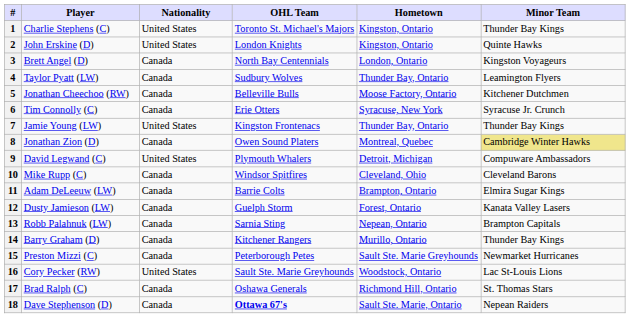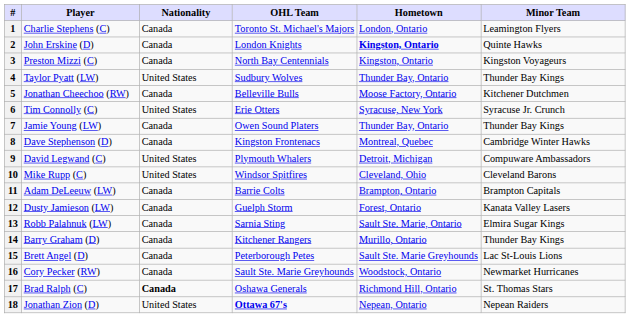(169, 28) United States -> (157, 28) Canada
(396, 28) Kingston, Ontario -> (393, 28) London, Ontario
(524, 28) Thunder Bay Kings -> (522, 28) Leamington Flyers
(169, 45) United States -> (157, 45) Canada
(396, 45) normal -> (399, 45) bold
(56, 61) Brett Angel (D) -> (60, 61) Preston Mizzi (C)
(393, 61) London, Ontario -> (396, 61) Kingston, Ontario
(157, 77) Canada -> (169, 77) United States
(522, 77) Leamington Flyers -> (524, 77) Thunder Bay Kings
(157, 110) Canada -> (169, 110) United States
(169, 126) United States -> (157, 126) Canada
(277, 126) Kingston Frontenacs -> (277, 126) Owen Sound Platers
(61, 142) Jonathan Zion (D) -> (68, 142) Dave Stephenson (D)
(277, 142) Owen Sound Platers -> (277, 142) Kingston Frontenacs
(537, 142) khaki background -> (537, 142) no background
(157, 175) Canada -> (169, 175) United States
(524, 191) Elmira Sugar Kings -> (522, 191) Brampton Capitals
(393, 223) Nepean, Ontario -> (410, 223) Sault Ste. Marie, Ontario
(522, 223) Brampton Capitals -> (524, 223) Elmira Sugar Kings
(60, 256) Preston Mizzi (C) -> (56, 256) Brett Angel (D)
(531, 256) Newmarket Hurricanes -> (523, 256) Lac St-Louis Lions
(169, 272) United States -> (157, 272) Canada
(523, 272) Lac St-Louis Lions -> (531, 272) Newmarket Hurricanes
(157, 288) normal -> (159, 288) bold
(68, 304) Dave Stephenson (D) -> (61, 304) Jonathan Zion (D)
(157, 304) Canada -> (169, 304) United States
(410, 304) Sault Ste. Marie, Ontario -> (393, 304) Nepean, Ontario
